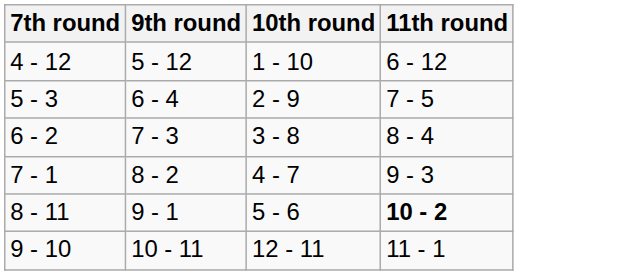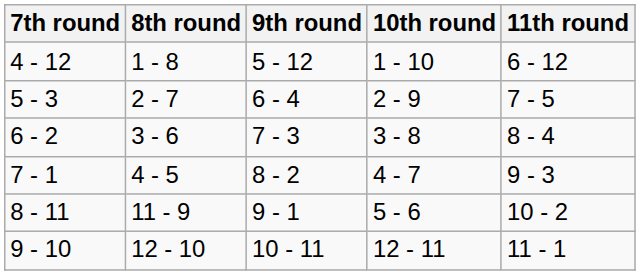+ column: (186, 23)
(417, 212) bold -> (538, 212) normal
